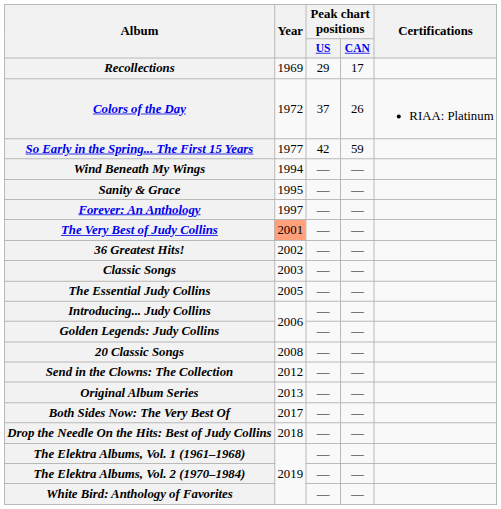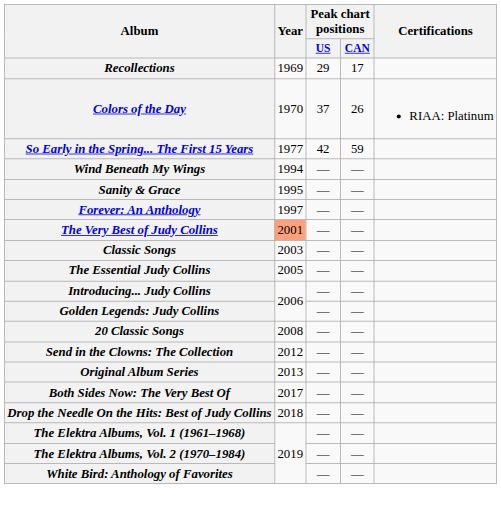(290, 108) 1972 -> (290, 108) 1970
- row: (139, 250)
